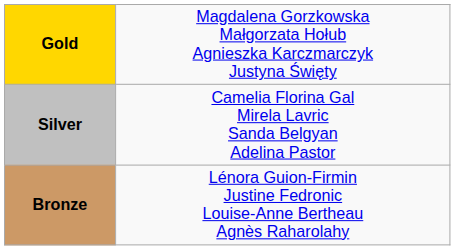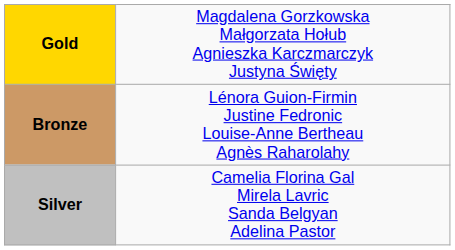rows swapped: (60, 124) <-> (60, 204)
